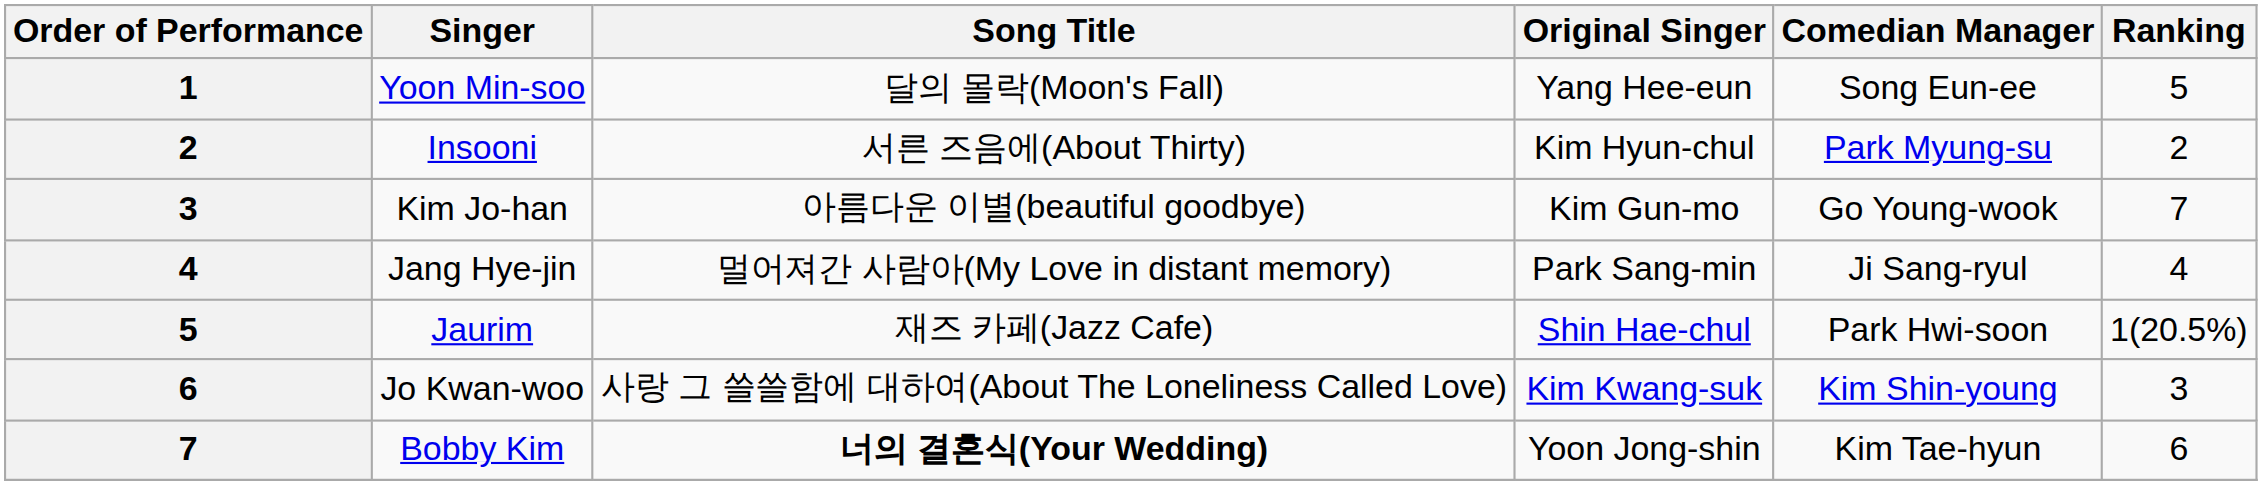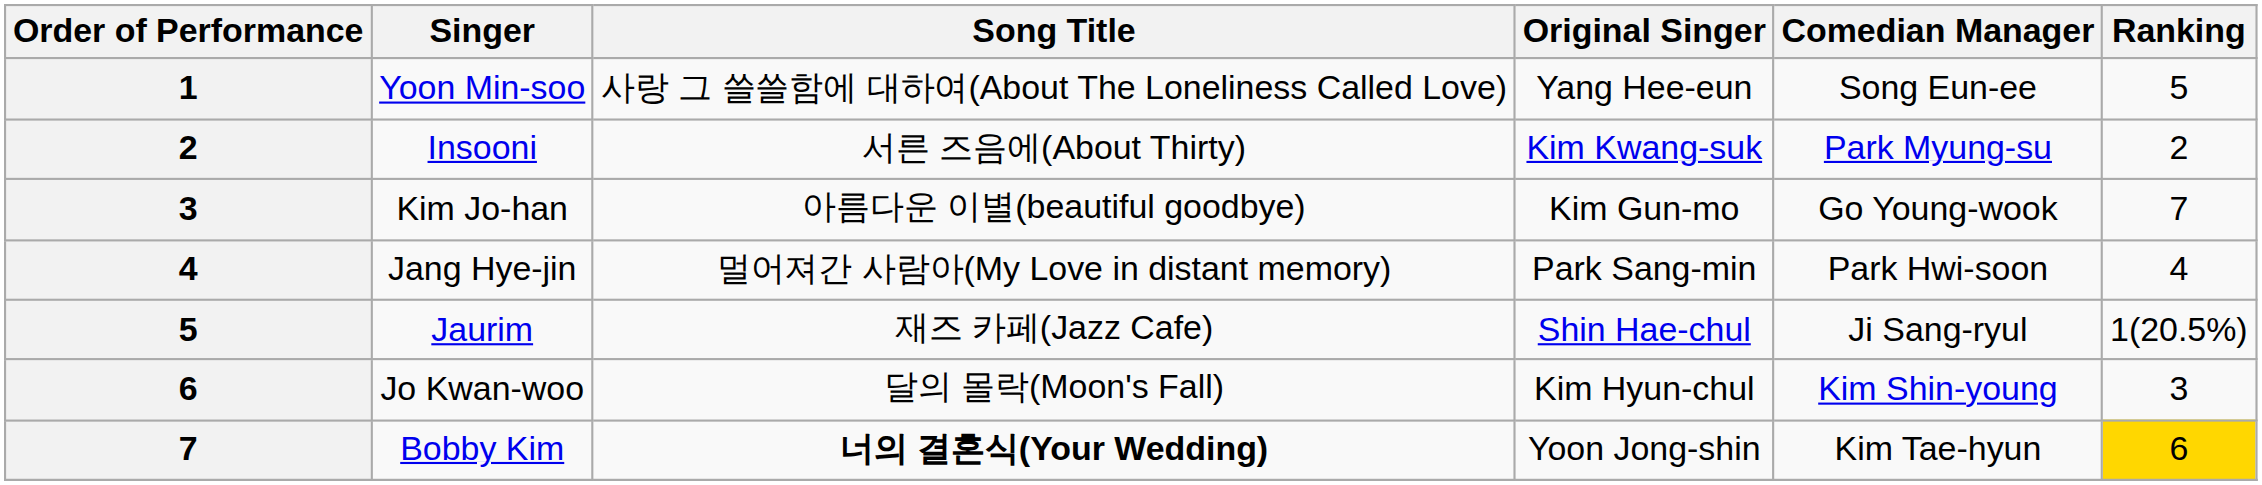(1054, 87) 달의 몰락(Moon's Fall) -> (1054, 87) 사랑 그 쓸쓸함에 대하여(About The Loneliness Called Love)
(1644, 148) Kim Hyun-chul -> (1644, 148) Kim Kwang-suk
(1938, 268) Ji Sang-ryul -> (1938, 268) Park Hwi-soon
(1938, 328) Park Hwi-soon -> (1938, 328) Ji Sang-ryul
(1054, 388) 사랑 그 쓸쓸함에 대하여(About The Loneliness Called Love) -> (1054, 388) 달의 몰락(Moon's Fall)
(1644, 389) Kim Kwang-suk -> (1644, 389) Kim Hyun-chul
(2179, 449) no background -> (2179, 449) gold background
